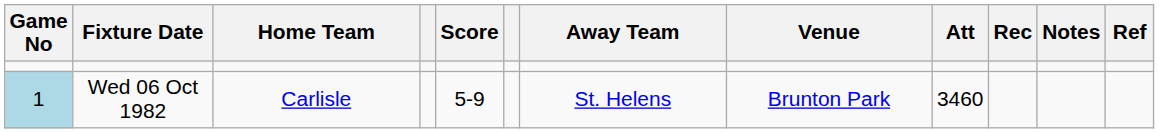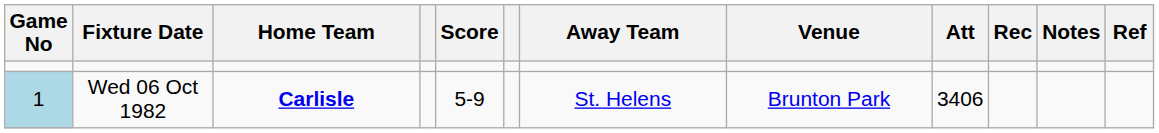(316, 99) normal -> (316, 99) bold
(960, 99) 3460 -> (960, 99) 3406
